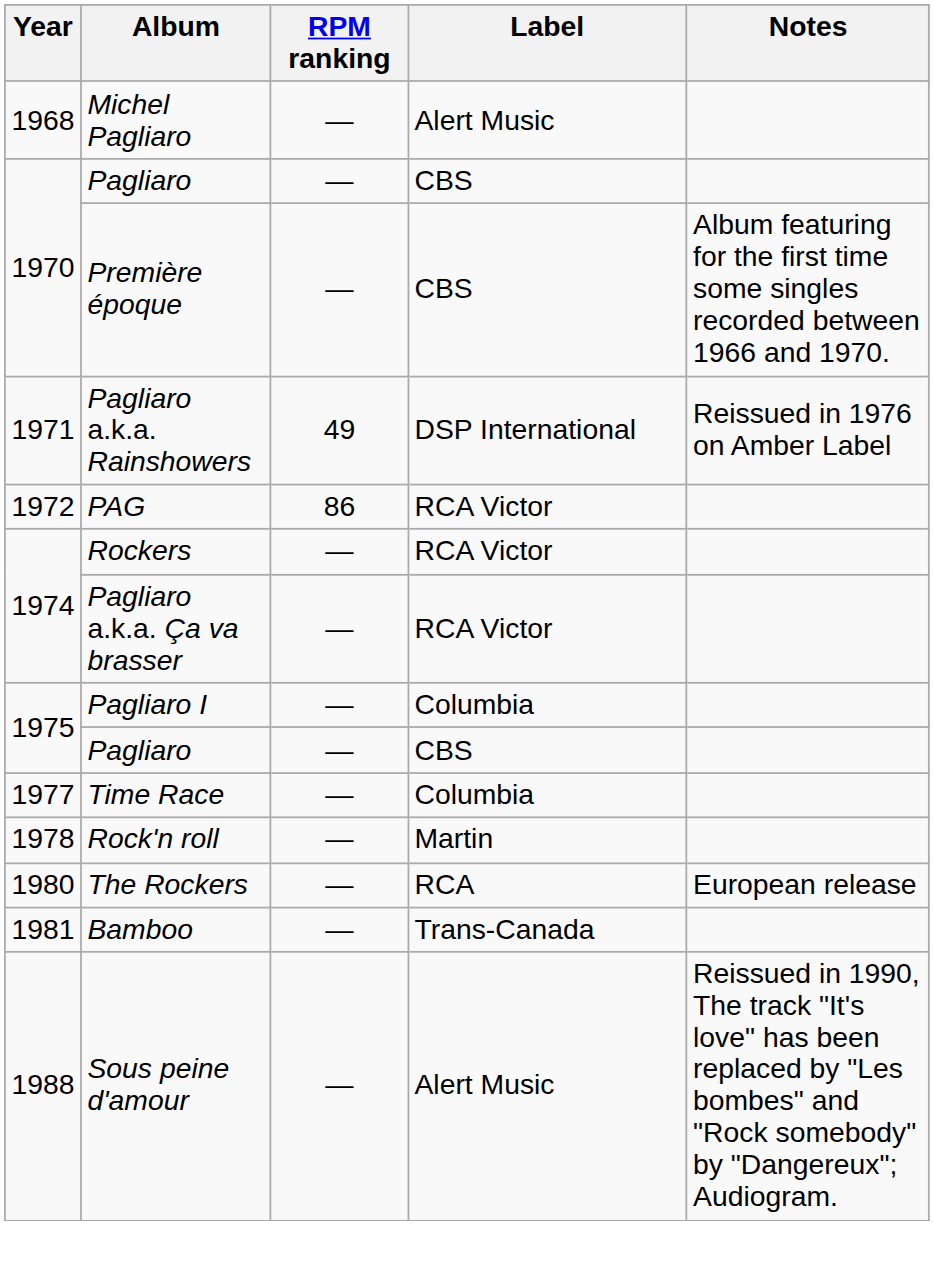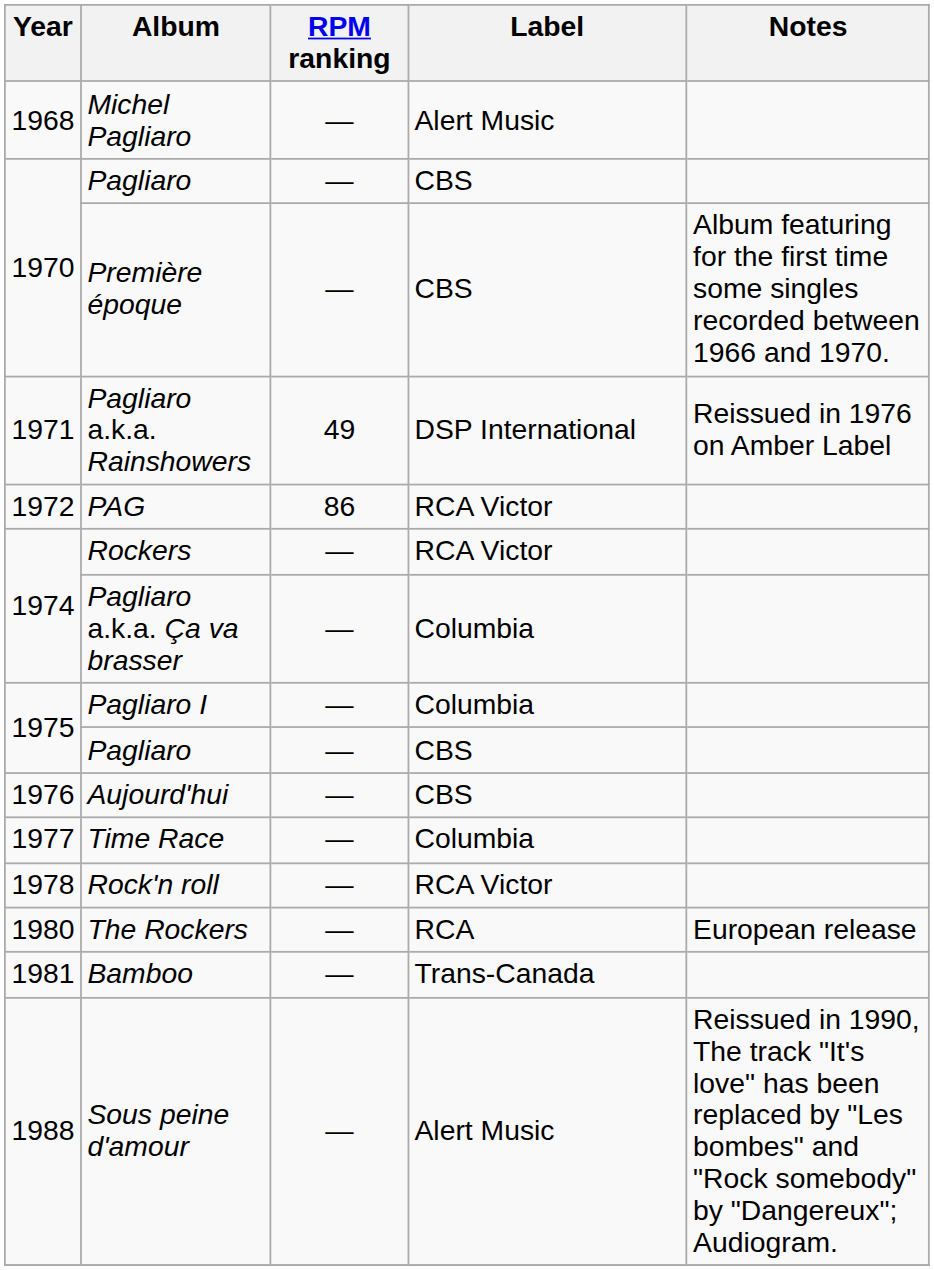(483, 628) RCA Victor -> (474, 628) Columbia
+ row: (43, 794)
(454, 839) Martin -> (483, 884) RCA Victor
